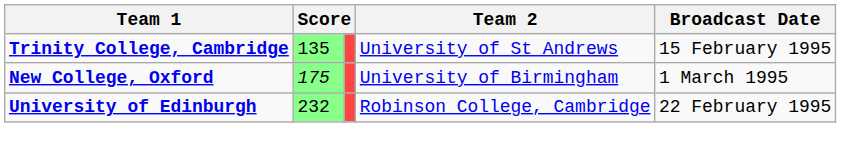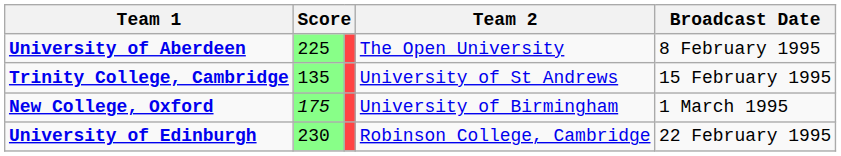+ row: (127, 49)
(314, 107) 232 -> (314, 136) 230
